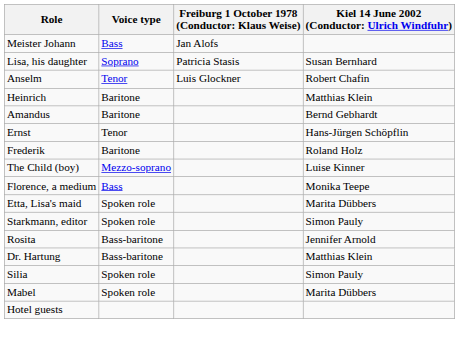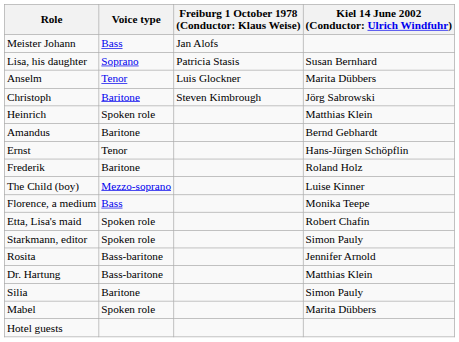(337, 79) Robert Chafin -> (341, 79) Marita Dübbers
+ row: (29, 97)
(121, 97) Baritone -> (128, 114) Spoken role
(341, 203) Marita Dübbers -> (337, 221) Robert Chafin
(128, 274) Spoken role -> (121, 292) Baritone
